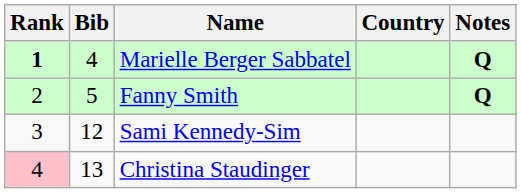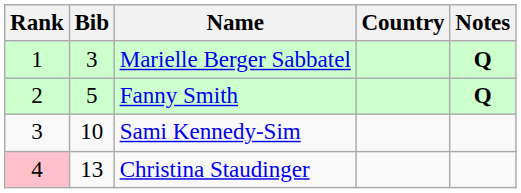(37, 59) bold -> (37, 59) normal
(92, 59) 4 -> (92, 59) 3
(92, 132) 12 -> (92, 132) 10
